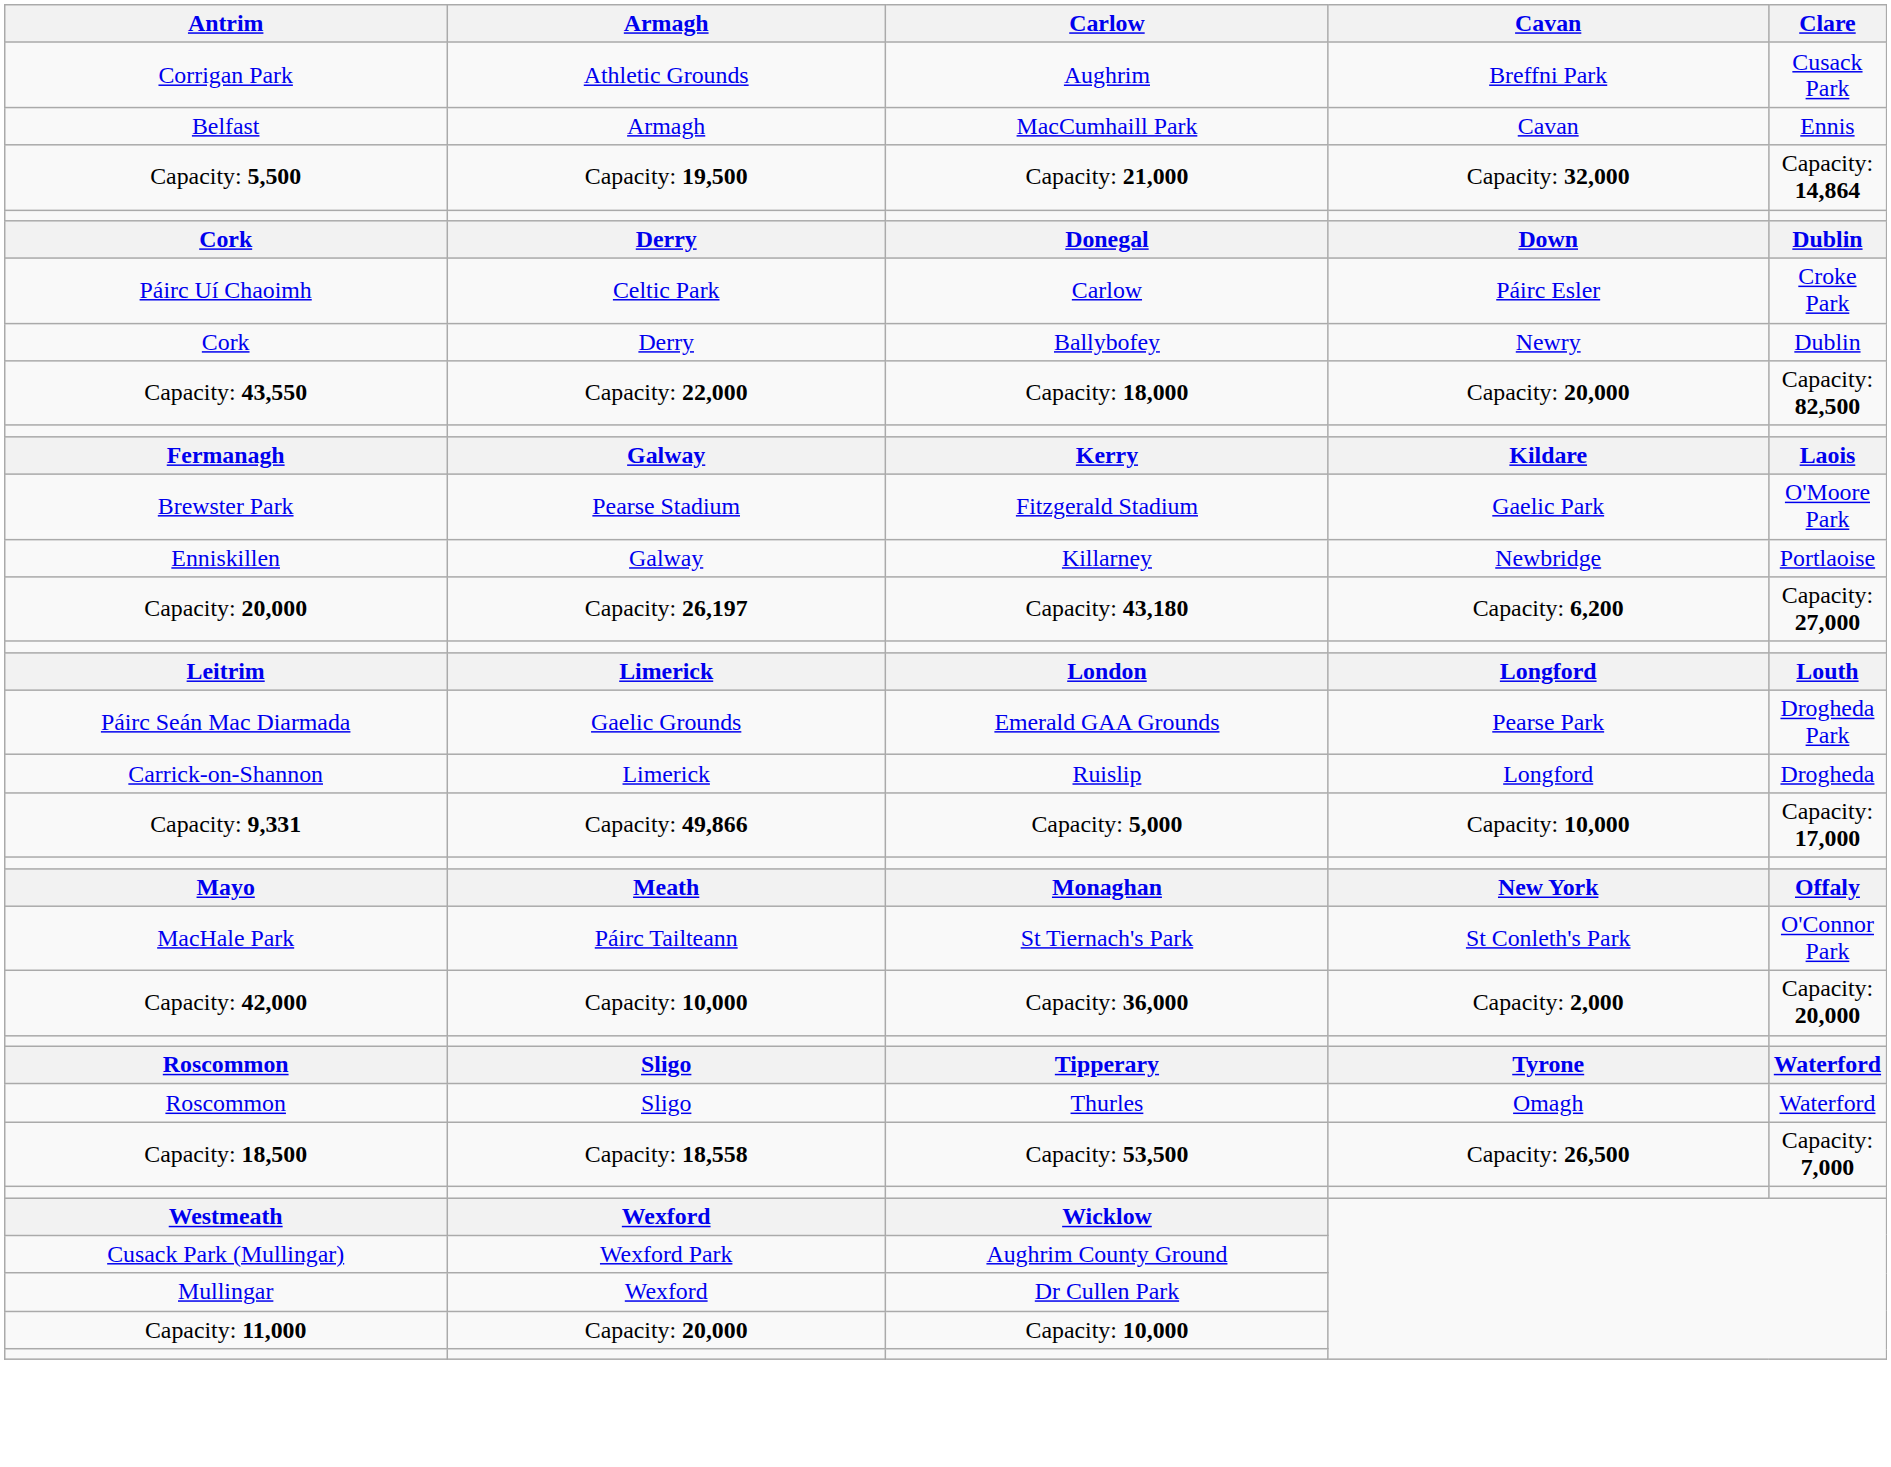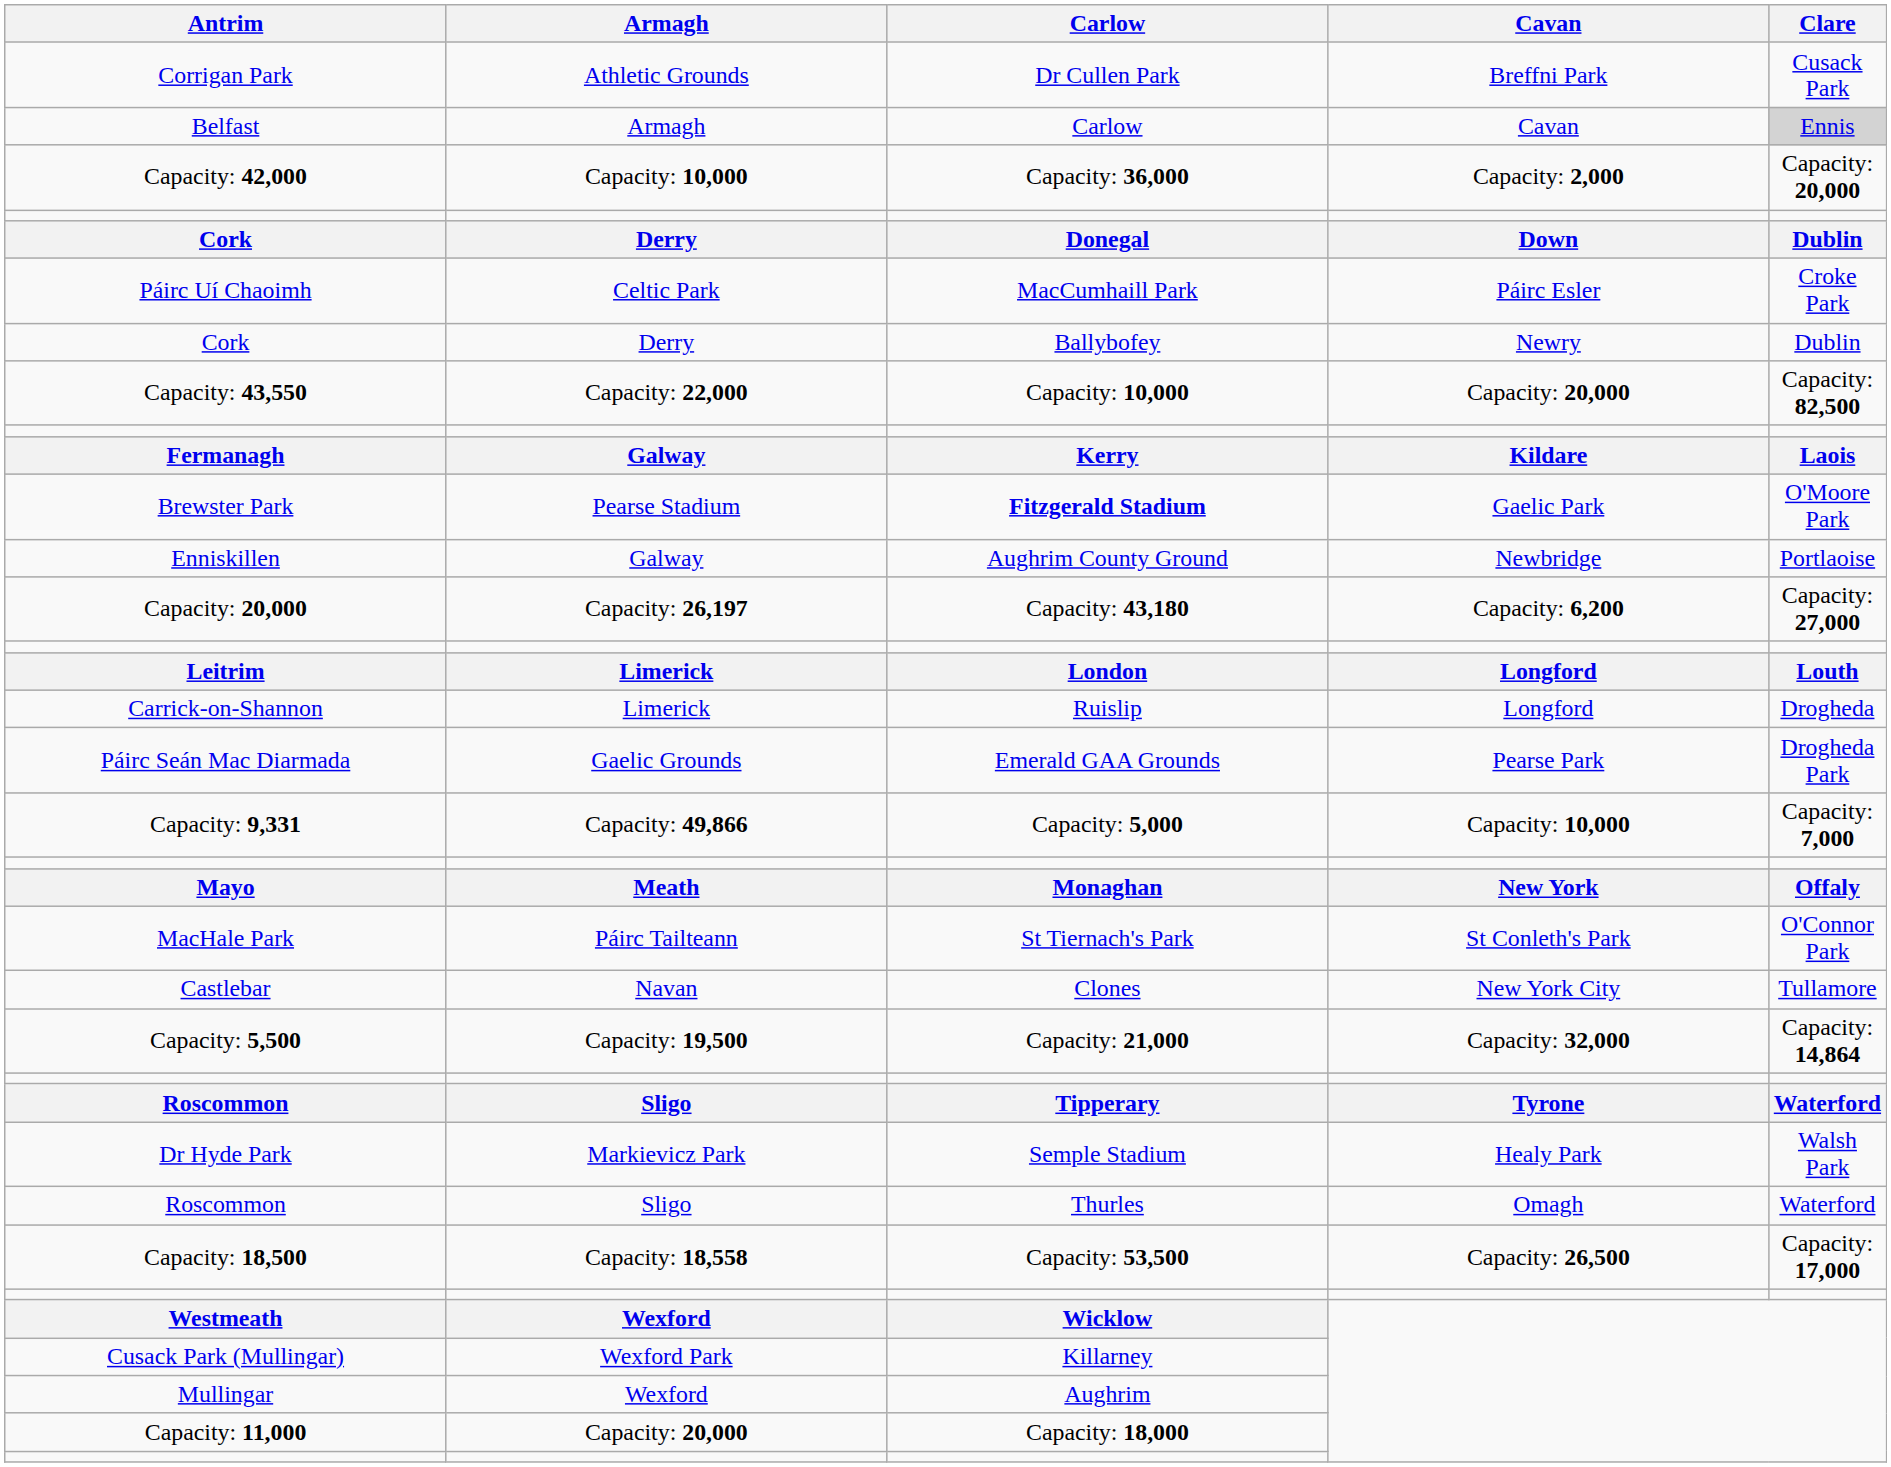(1107, 74) Aughrim -> (1107, 74) Dr Cullen Park
(1107, 125) MacCumhaill Park -> (1107, 125) Carlow
(1827, 125) no background -> (1827, 125) lightgrey background
rows swapped: (226, 177) <-> (226, 1002)
(1107, 290) Carlow -> (1107, 290) MacCumhaill Park
(1107, 392) Capacity: 18,000 -> (1107, 392) Capacity: 10,000
(1107, 506) normal -> (1107, 506) bold
(1107, 557) Killarney -> (1107, 557) Aughrim County Ground
rows swapped: (226, 722) <-> (226, 773)
(1827, 824) Capacity: 17,000 -> (1827, 824) Capacity: 7,000
+ row: (226, 989)
+ row: (226, 1153)
(1827, 1153) Capacity: 7,000 -> (1827, 1256) Capacity: 17,000
(1107, 1253) Aughrim County Ground -> (1107, 1356) Killarney
(1107, 1291) Dr Cullen Park -> (1107, 1394) Aughrim
(1107, 1329) Capacity: 10,000 -> (1107, 1432) Capacity: 18,000
